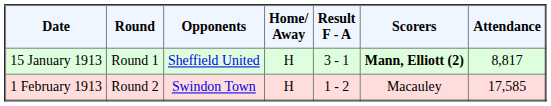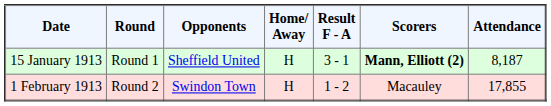(507, 61) 8,817 -> (507, 61) 8,187
(507, 87) 17,585 -> (507, 87) 17,855
